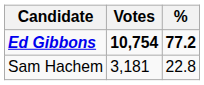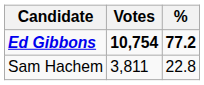(130, 67) 3,181 -> (129, 67) 3,811
